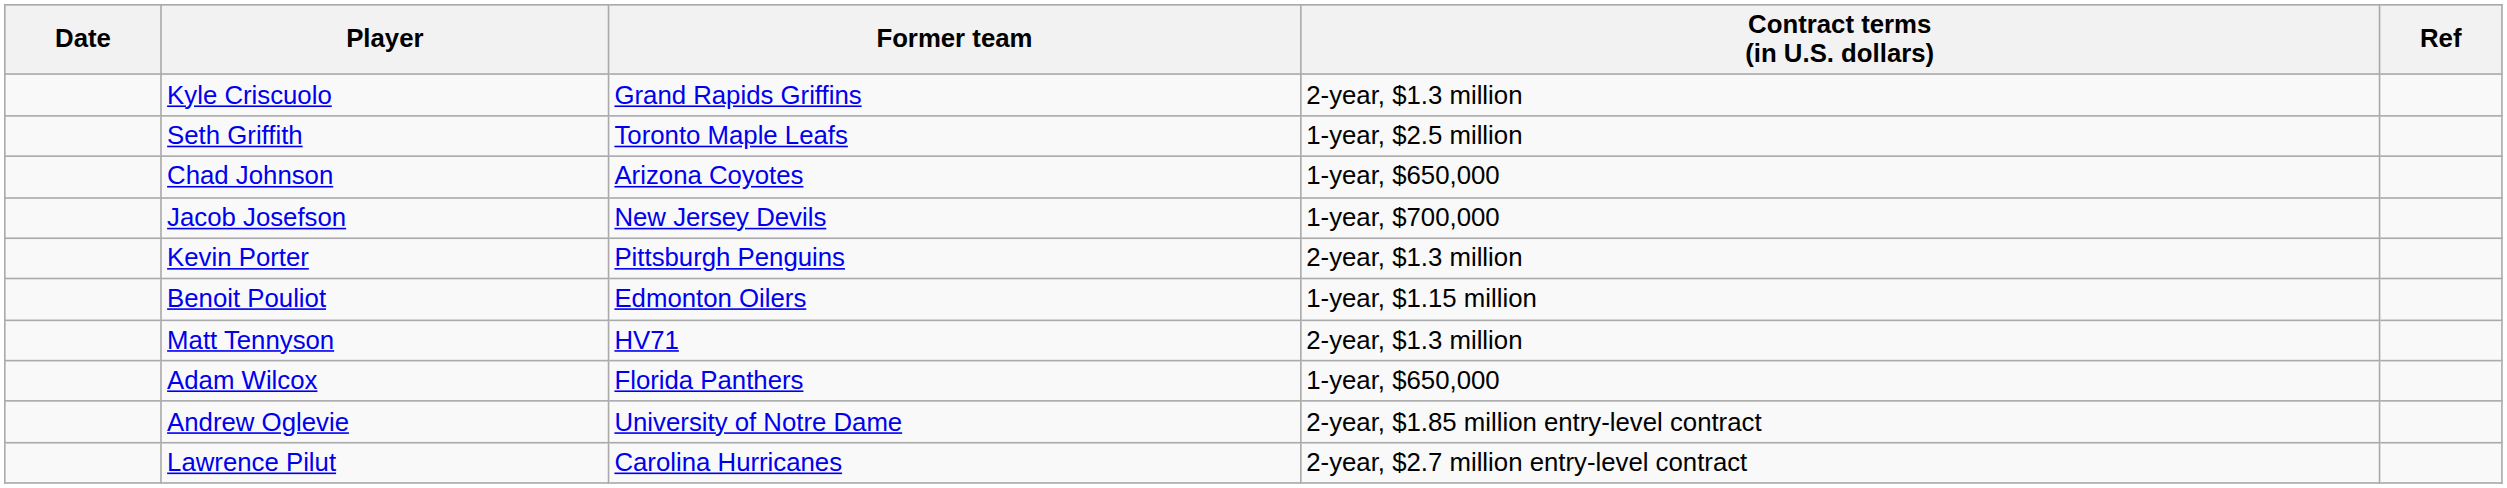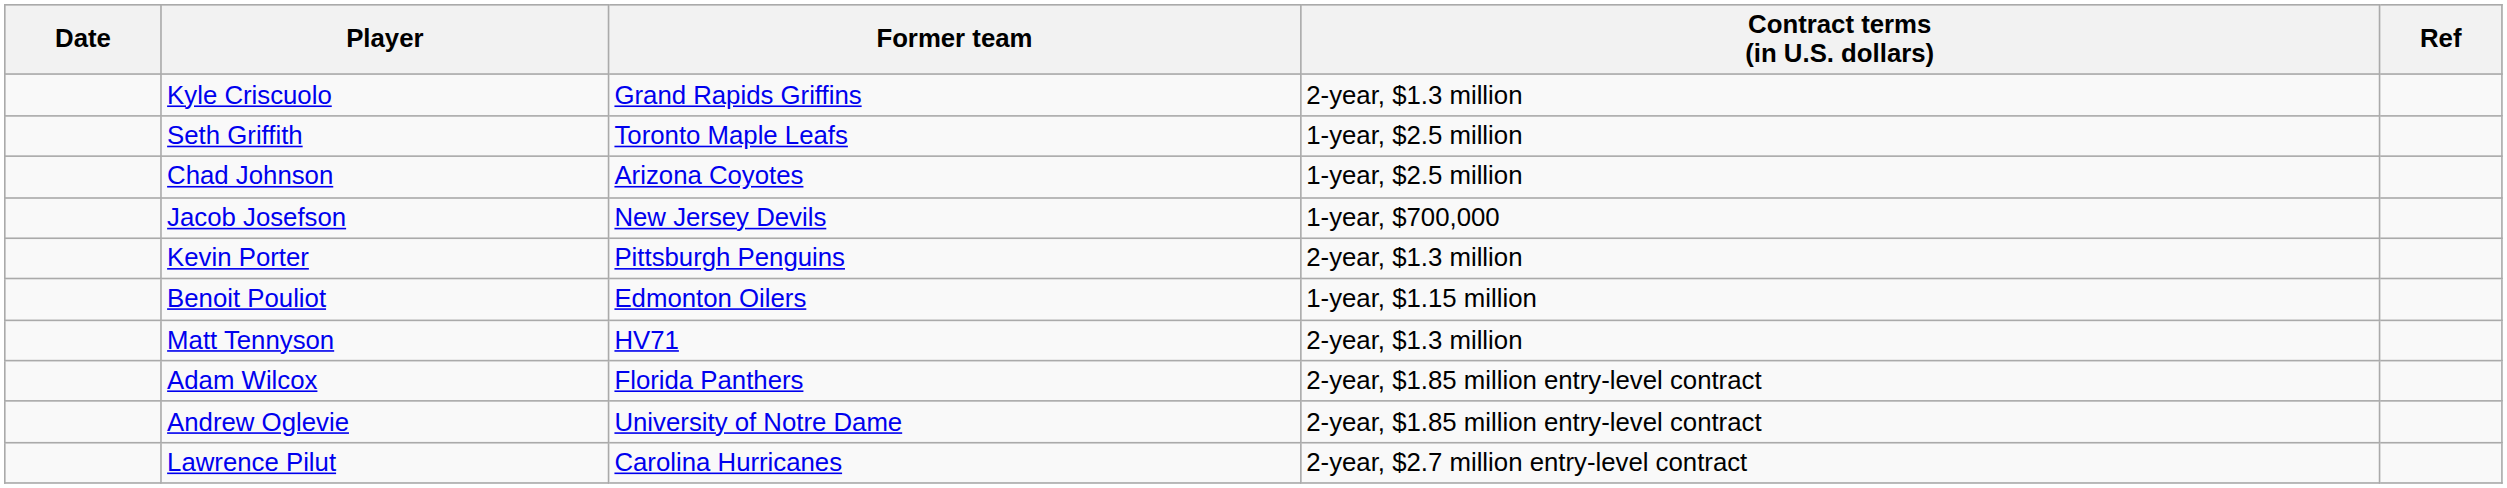(1403, 176) 1-year, $650,000 -> (1414, 176) 1-year, $2.5 million
(1403, 380) 1-year, $650,000 -> (1534, 380) 2-year, $1.85 million entry-level contract
